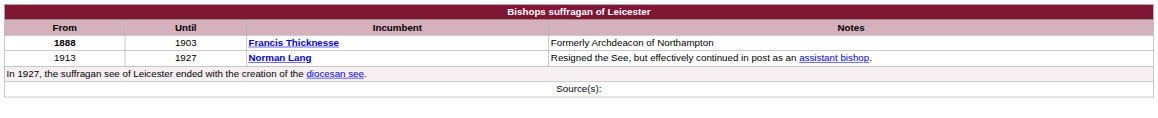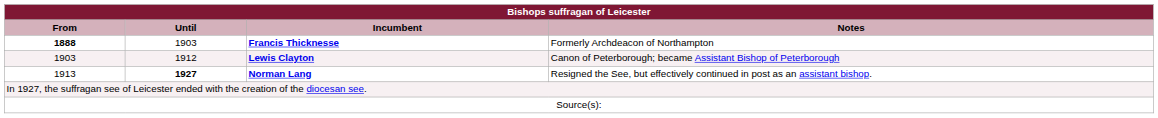+ row: (281, 58)
(186, 58) normal -> (186, 74) bold
